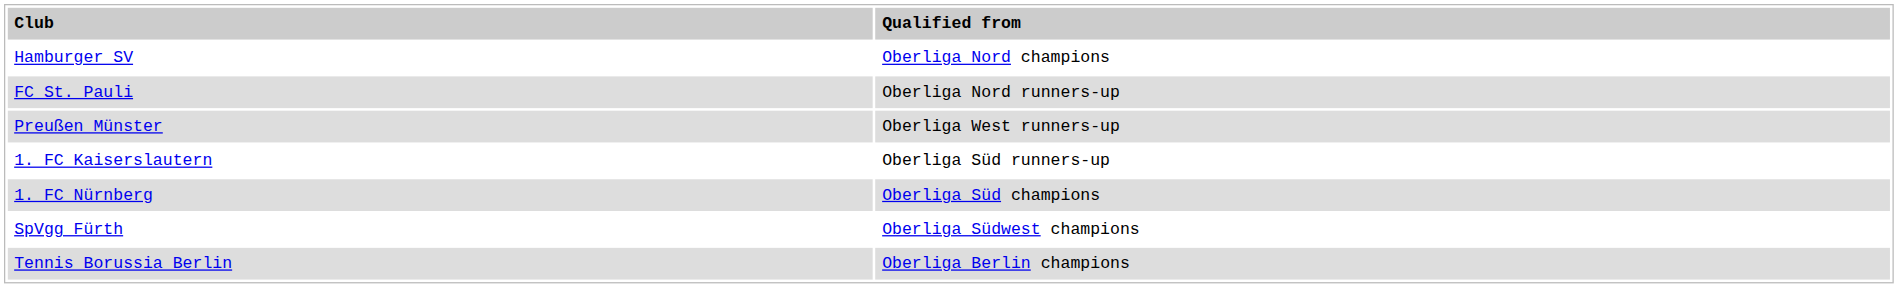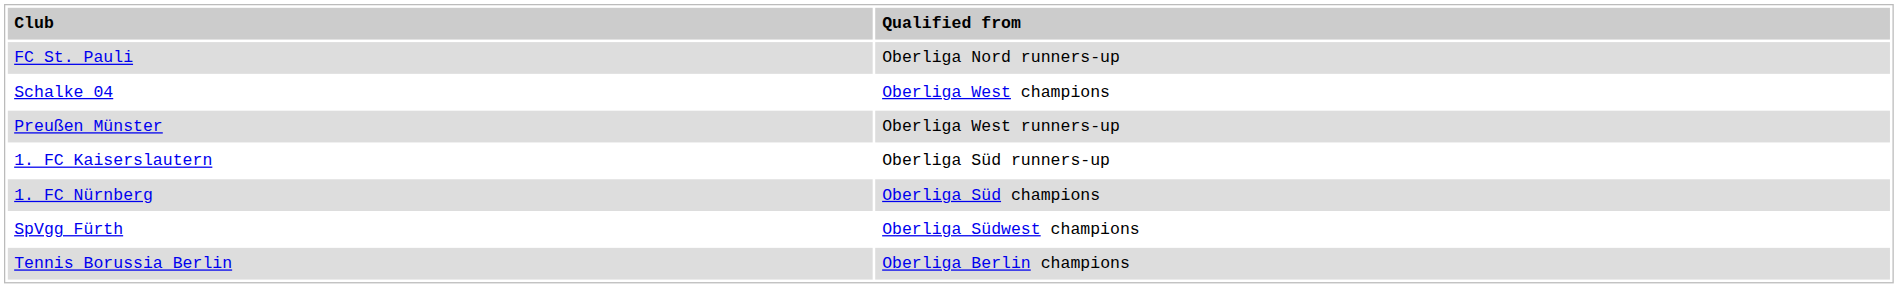- row: (74, 58)
+ row: (64, 92)
